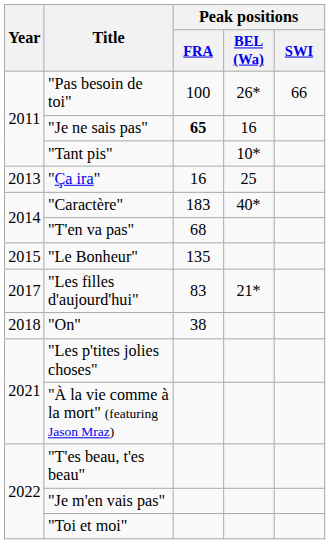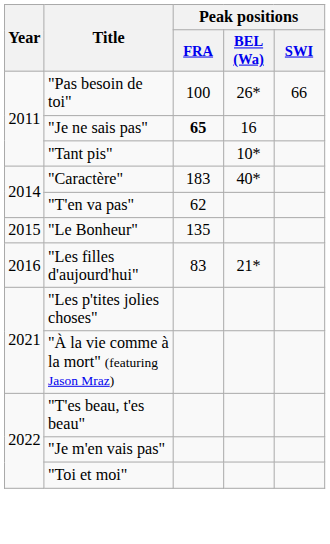- row: (74, 179)
(198, 230) 68 -> (198, 204) 62
(24, 290) 2017 -> (24, 265) 2016
- row: (64, 325)
